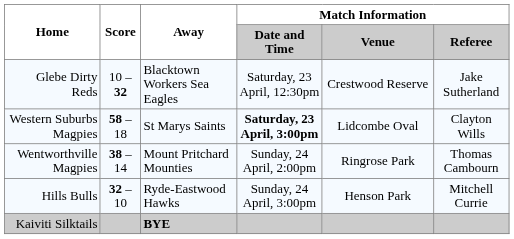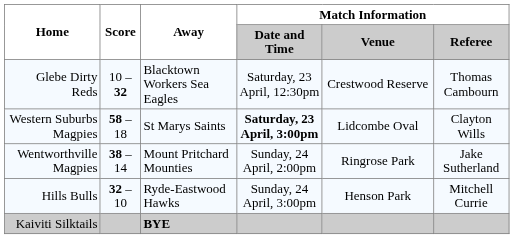(471, 84) Jake Sutherland -> (471, 84) Thomas Cambourn
(471, 161) Thomas Cambourn -> (471, 161) Jake Sutherland
